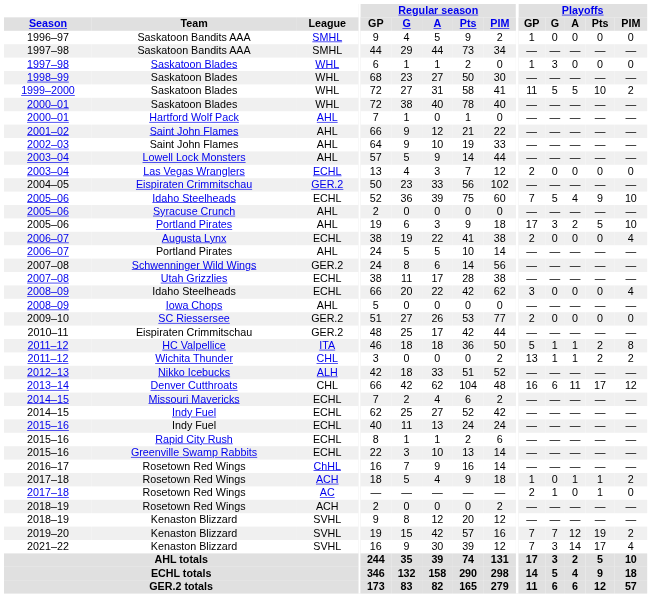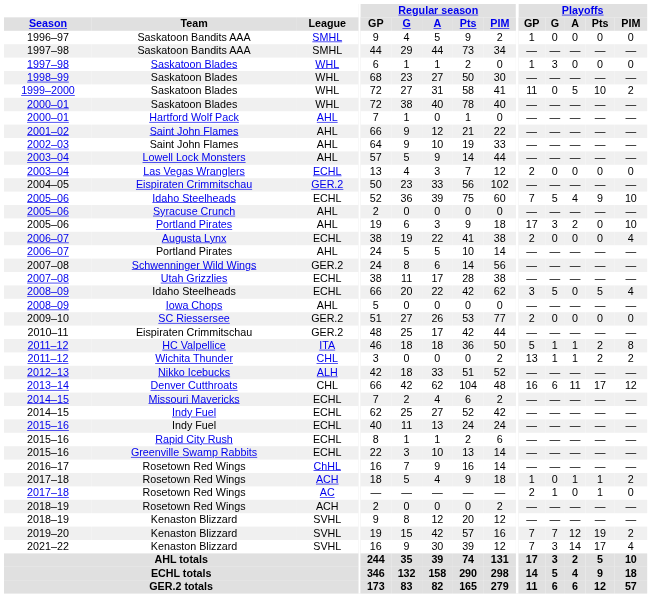(555, 91) 5 -> (555, 91) 0
(600, 225) 5 -> (600, 225) 0
(555, 292) 0 -> (555, 292) 5
(600, 292) 0 -> (600, 292) 5
